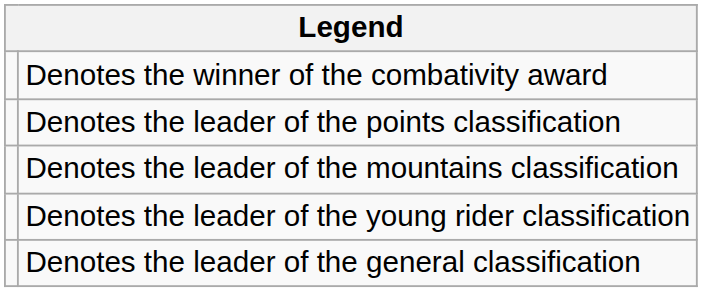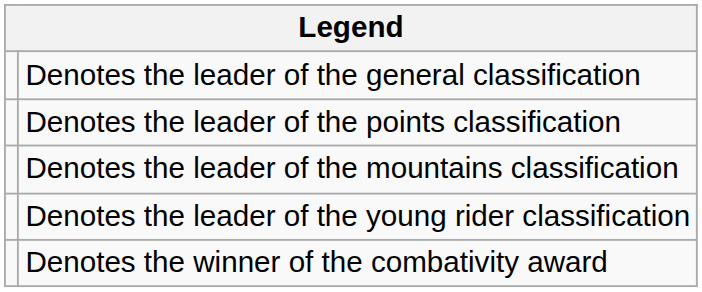rows swapped: (333, 262) <-> (317, 74)
